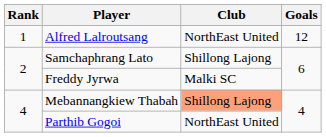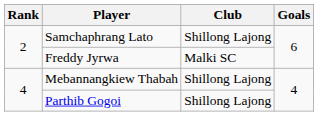- row: (96, 36)
(228, 100) lightsalmon background -> (228, 79) no background
(232, 121) NorthEast United -> (228, 100) Shillong Lajong
